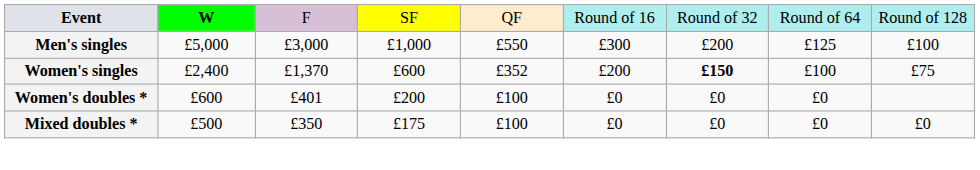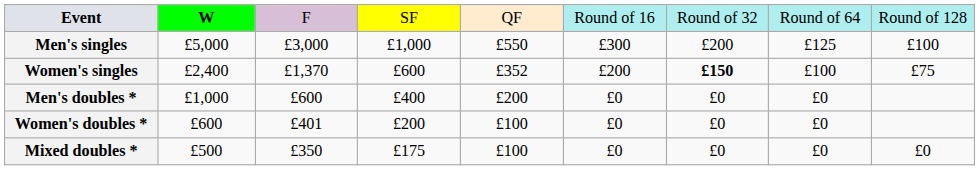+ row: (81, 97)
